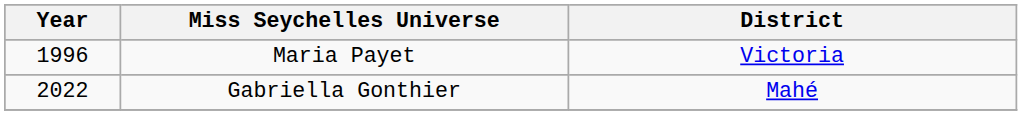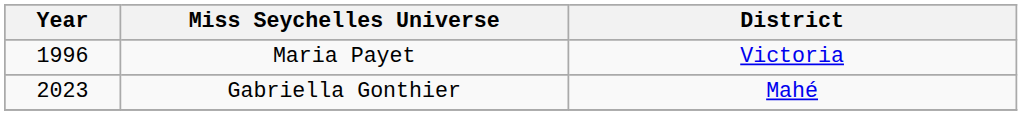(63, 92) 2022 -> (63, 92) 2023
